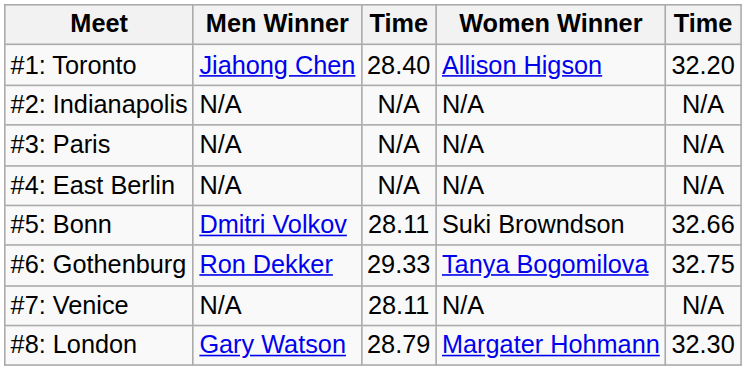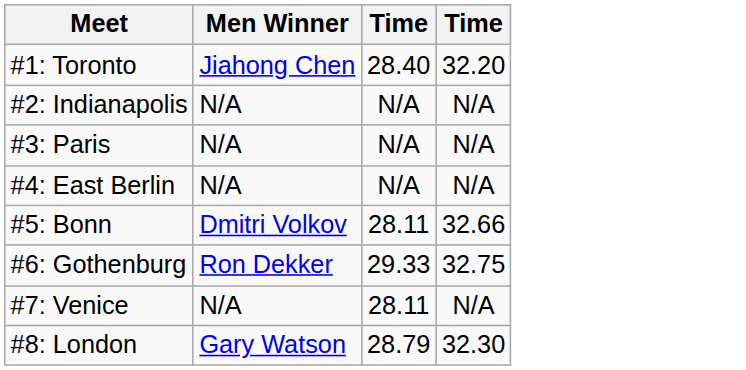- column: (551, 24)
